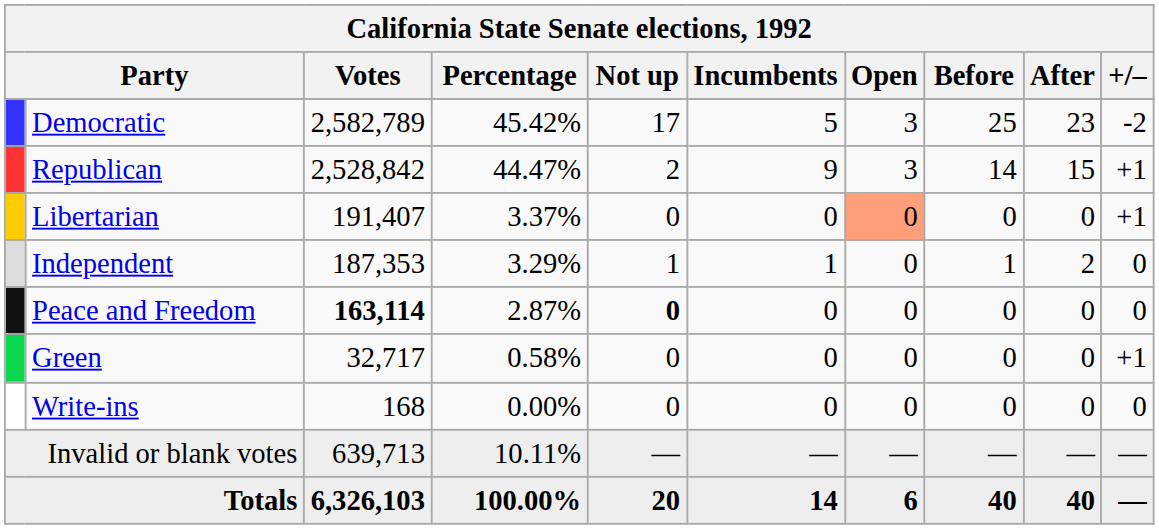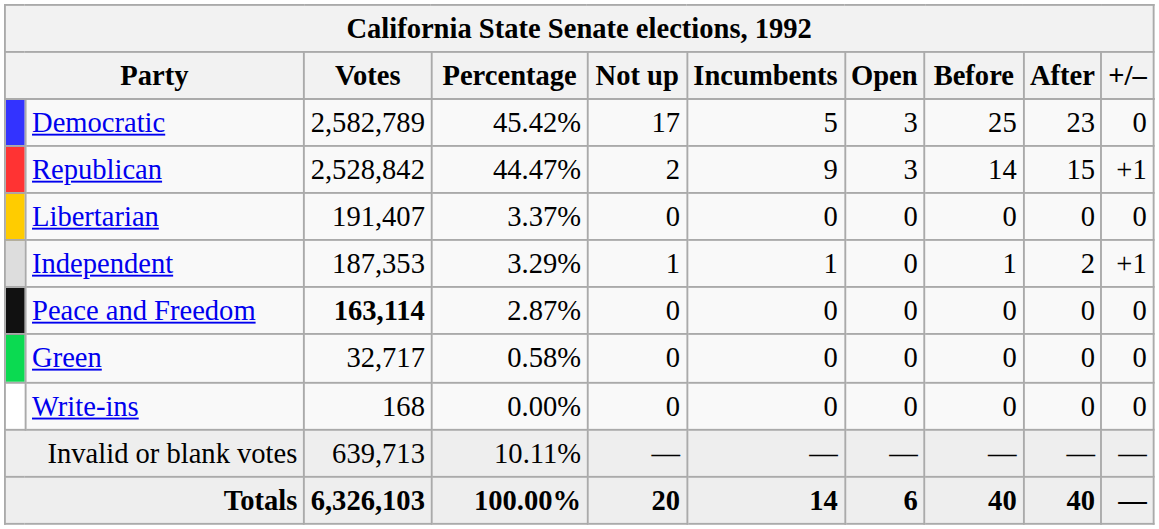(1135, 122) -2 -> (1140, 122) 0
(911, 216) lightsalmon background -> (911, 216) no background
(1132, 216) +1 -> (1140, 216) 0
(1140, 263) 0 -> (1132, 263) +1
(673, 310) bold -> (673, 310) normal
(1132, 358) +1 -> (1140, 358) 0
